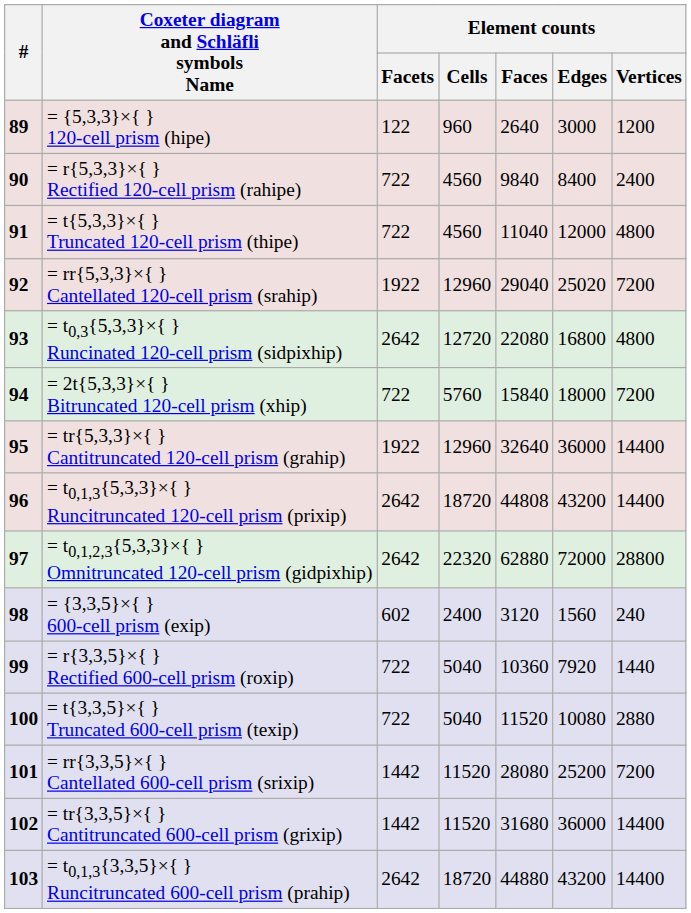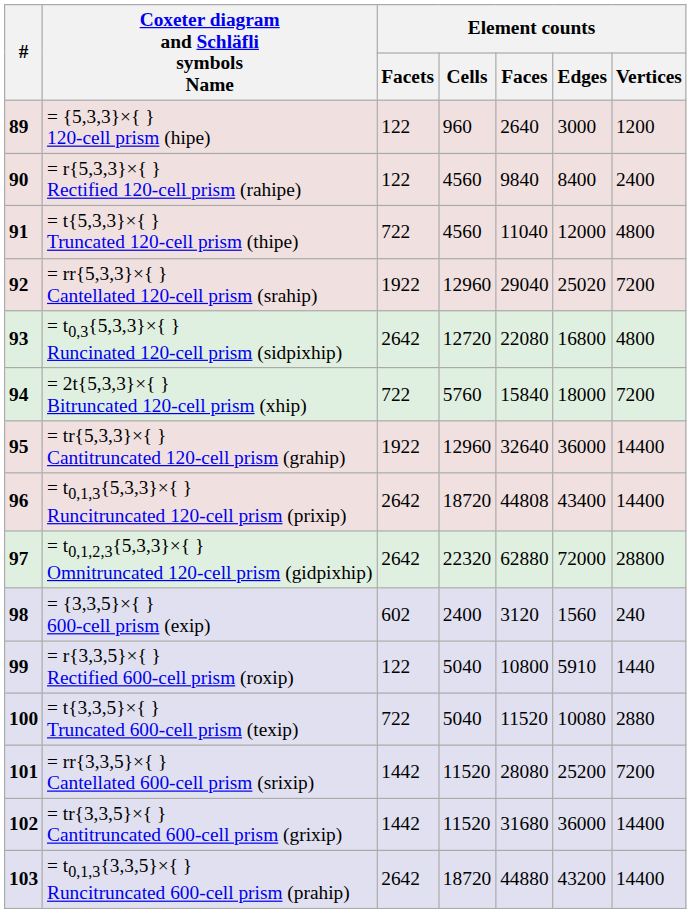(396, 179) 722 -> (396, 179) 122
(582, 501) 43200 -> (582, 501) 43400
(396, 666) 722 -> (396, 666) 122
(524, 666) 10360 -> (524, 666) 10800
(577, 666) 7920 -> (577, 666) 5910
